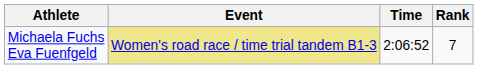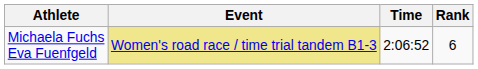(453, 45) 7 -> (453, 45) 6
